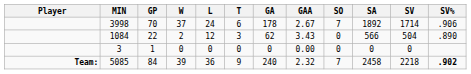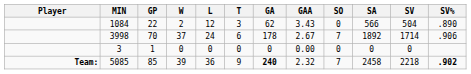rows swapped: (119, 24) <-> (119, 37)
(152, 62) 84 -> (152, 62) 85
(270, 62) normal -> (270, 62) bold
